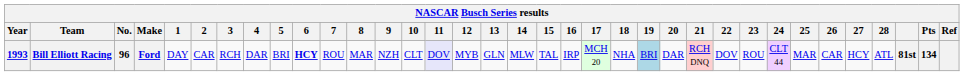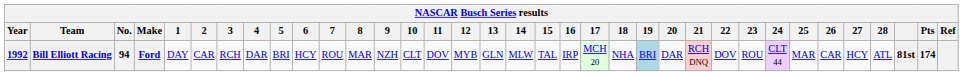(17, 55) 1993 -> (17, 55) 1992
(124, 55) 96 -> (124, 55) 94
(306, 55) bold -> (306, 55) normal
(439, 55) lavender background -> (438, 55) no background
(929, 55) 134 -> (928, 55) 174
